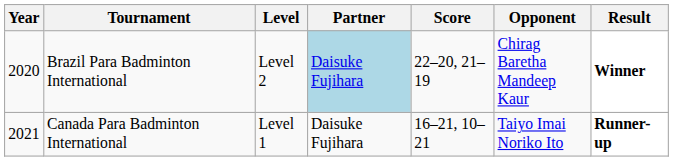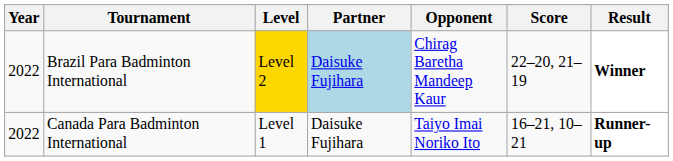columns swapped: (542, 17) <-> (452, 17)
(24, 71) 2020 -> (24, 71) 2022
(276, 71) no background -> (276, 71) gold background
(24, 134) 2021 -> (24, 134) 2022
